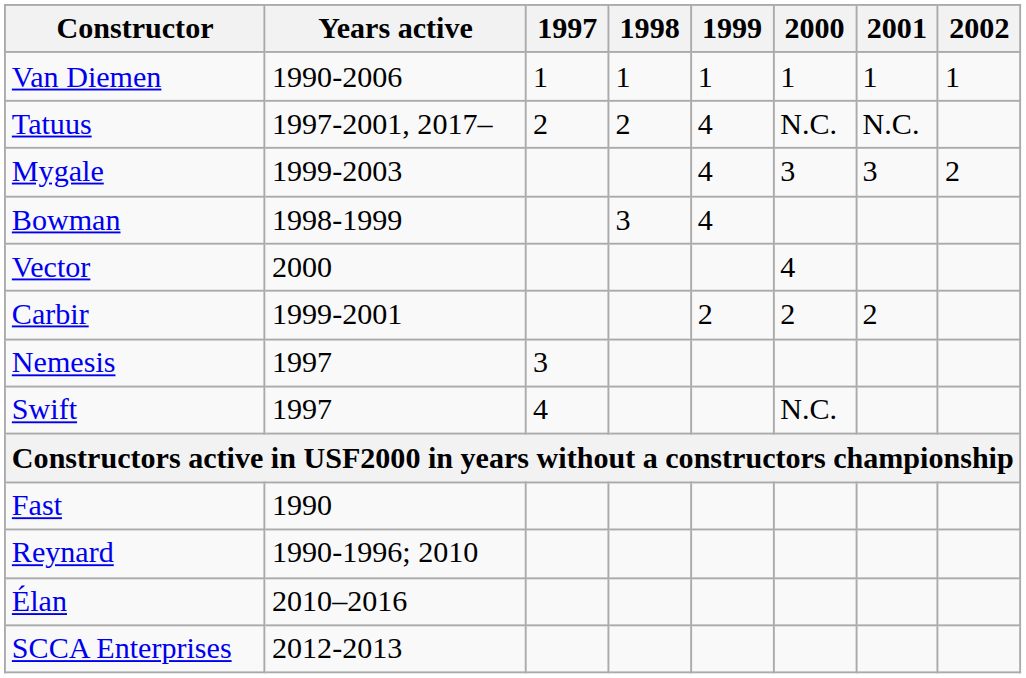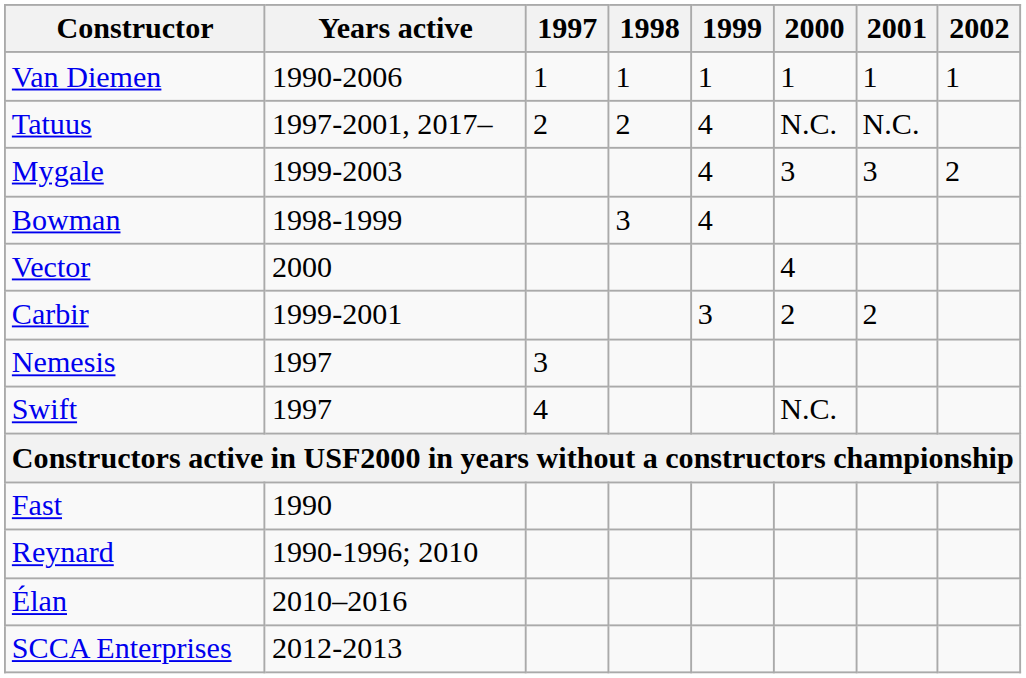(705, 314) 2 -> (705, 314) 3
